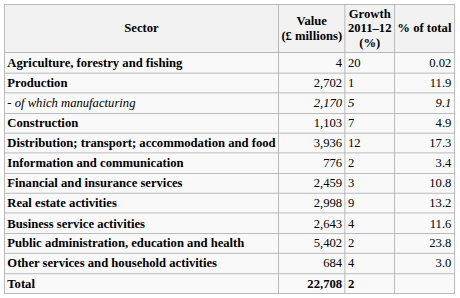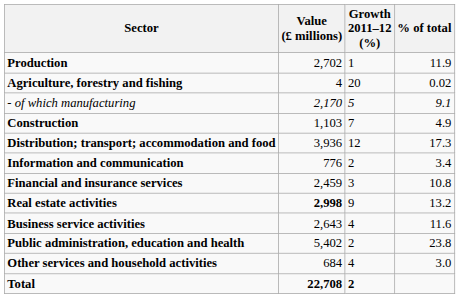rows swapped: (95, 63) <-> (37, 83)
(328, 203) normal -> (328, 203) bold
